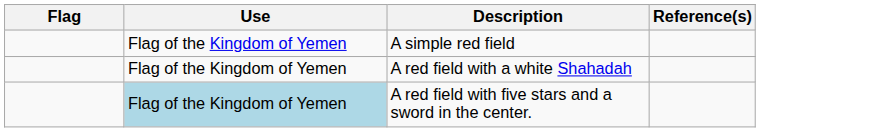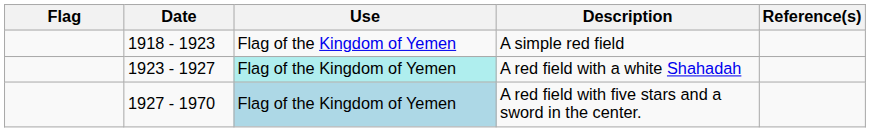+ column: (179, 17)
(237, 69) no background -> (347, 69) paleturquoise background
